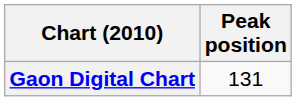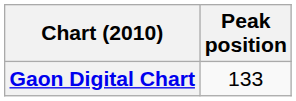(246, 78) 131 -> (246, 78) 133
